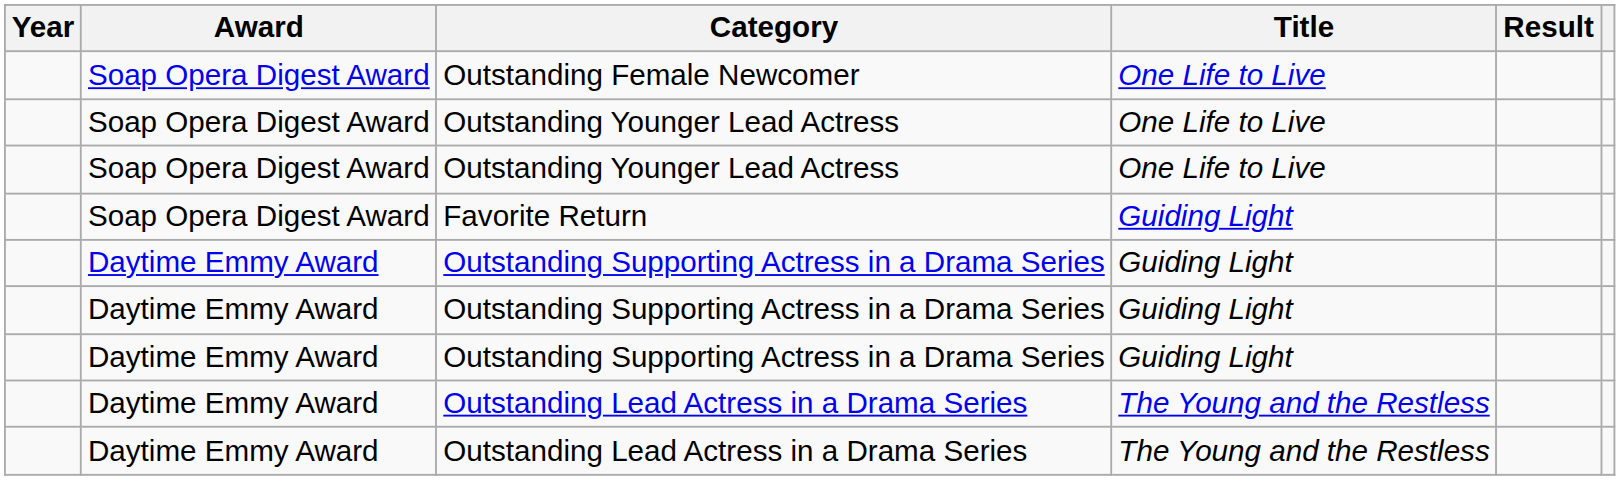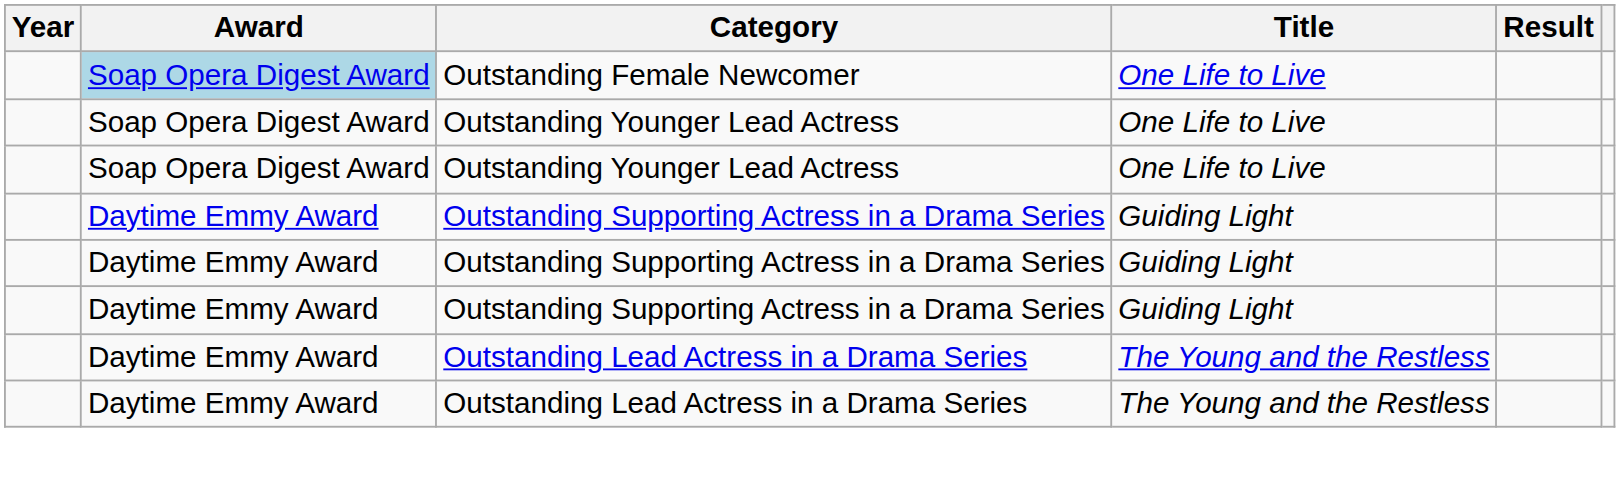(259, 74) no background -> (259, 74) lightblue background
- row: (545, 215)
